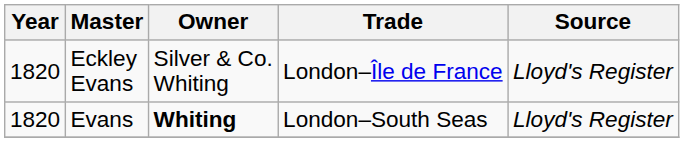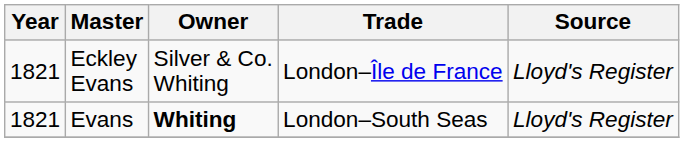(35, 70) 1820 -> (35, 70) 1821
(35, 119) 1820 -> (35, 119) 1821
